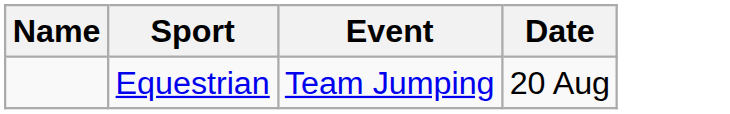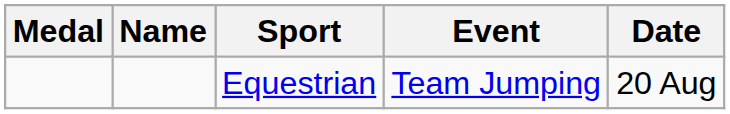+ column: (58, 31)
